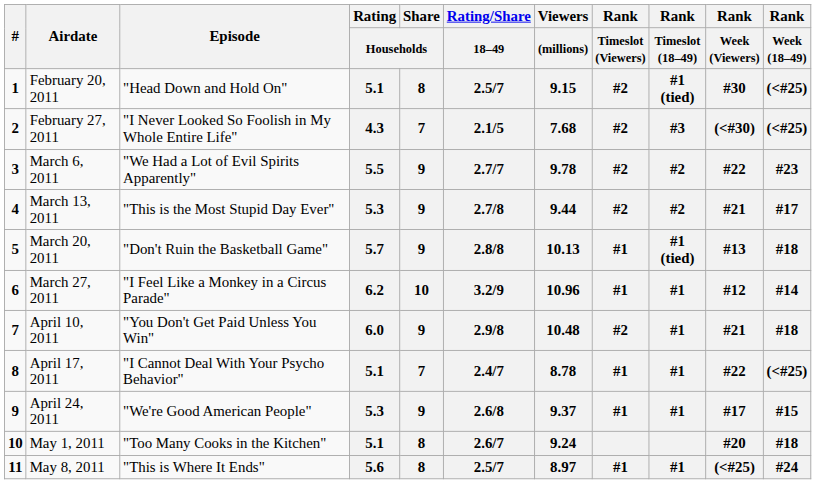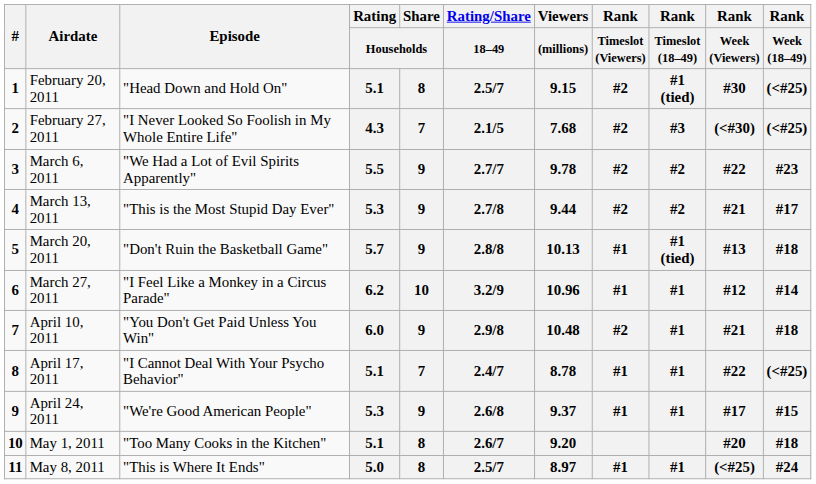(563, 443) 9.24 -> (563, 443) 9.20
(375, 466) 5.6 -> (375, 466) 5.0
